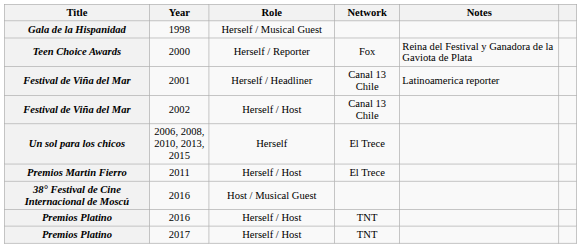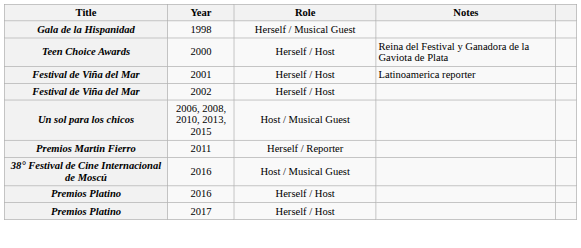- column: (367, 12)
(272, 52) Herself / Reporter -> (305, 52) Herself / Host
(272, 80) Herself / Headliner -> (305, 74) Herself / Host
(272, 144) Herself -> (305, 120) Host / Musical Guest
(272, 172) Herself / Host -> (305, 148) Herself / Reporter
